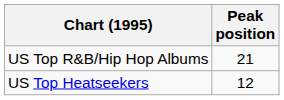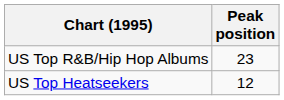(245, 58) 21 -> (245, 58) 23
